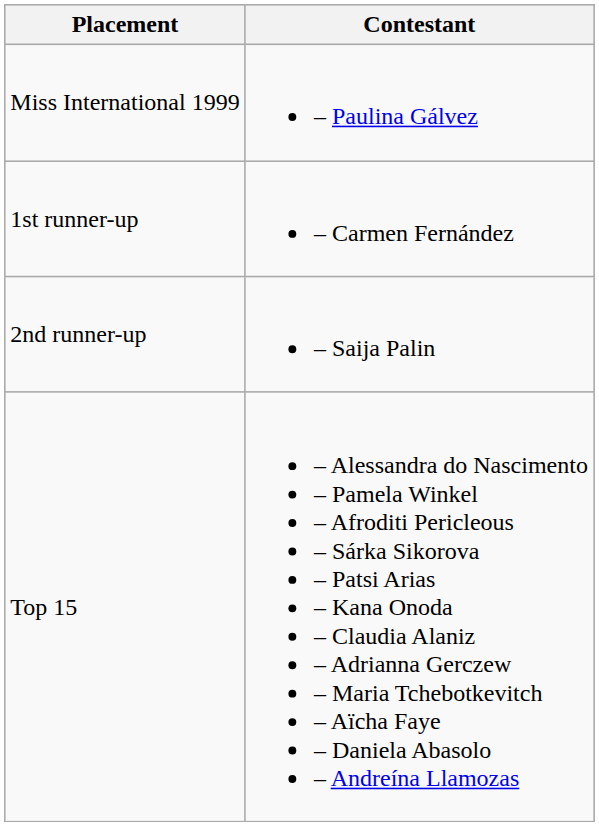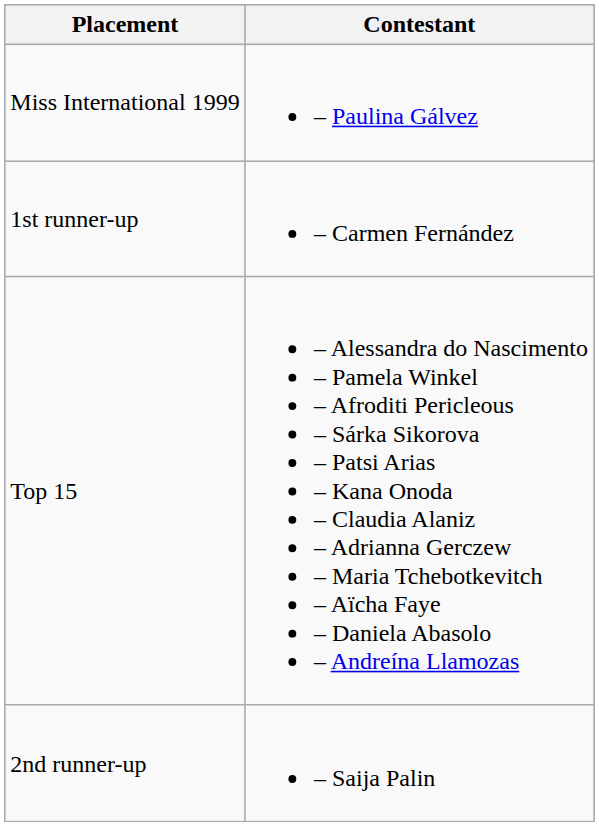rows swapped: (78, 334) <-> (44, 606)
